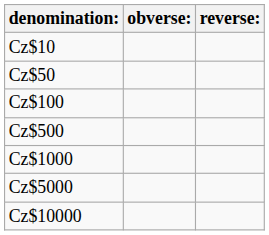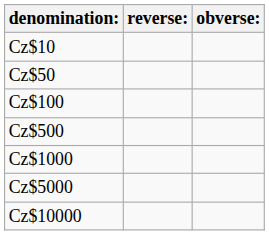columns swapped: (159, 18) <-> (230, 18)
